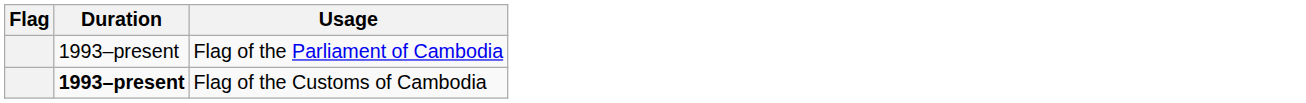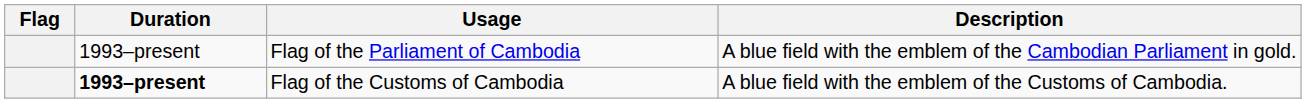+ column: (1009, 20)
